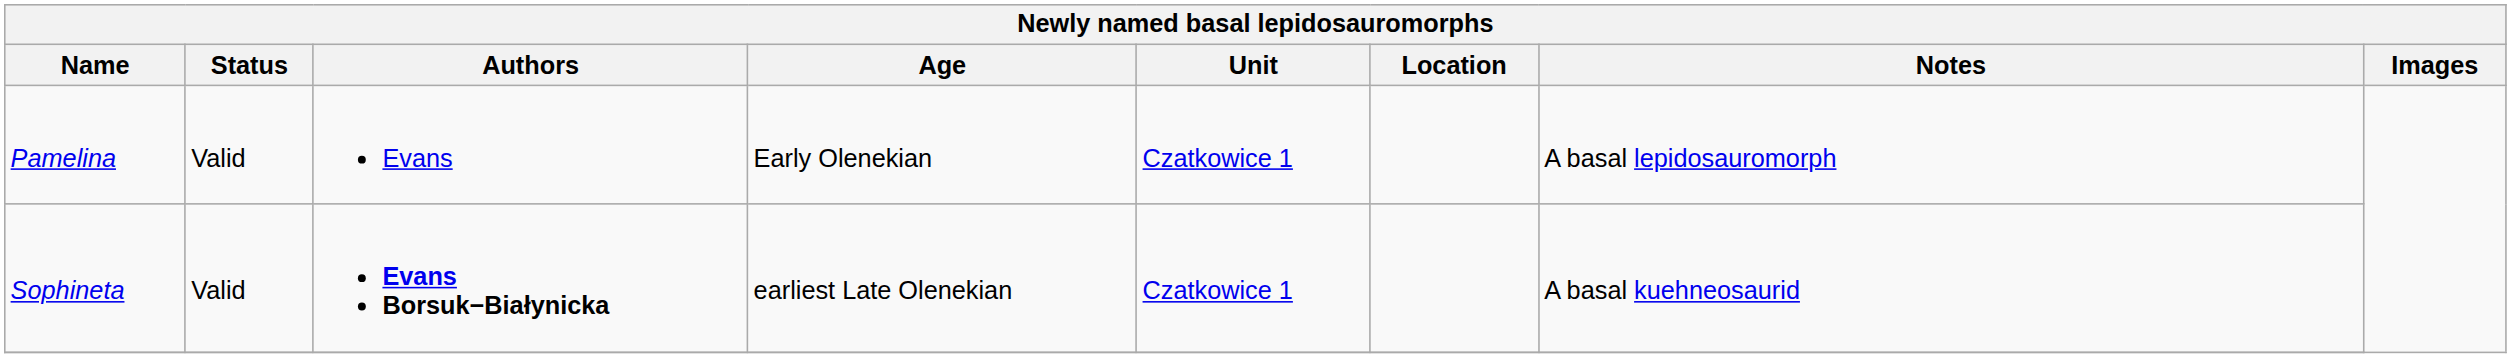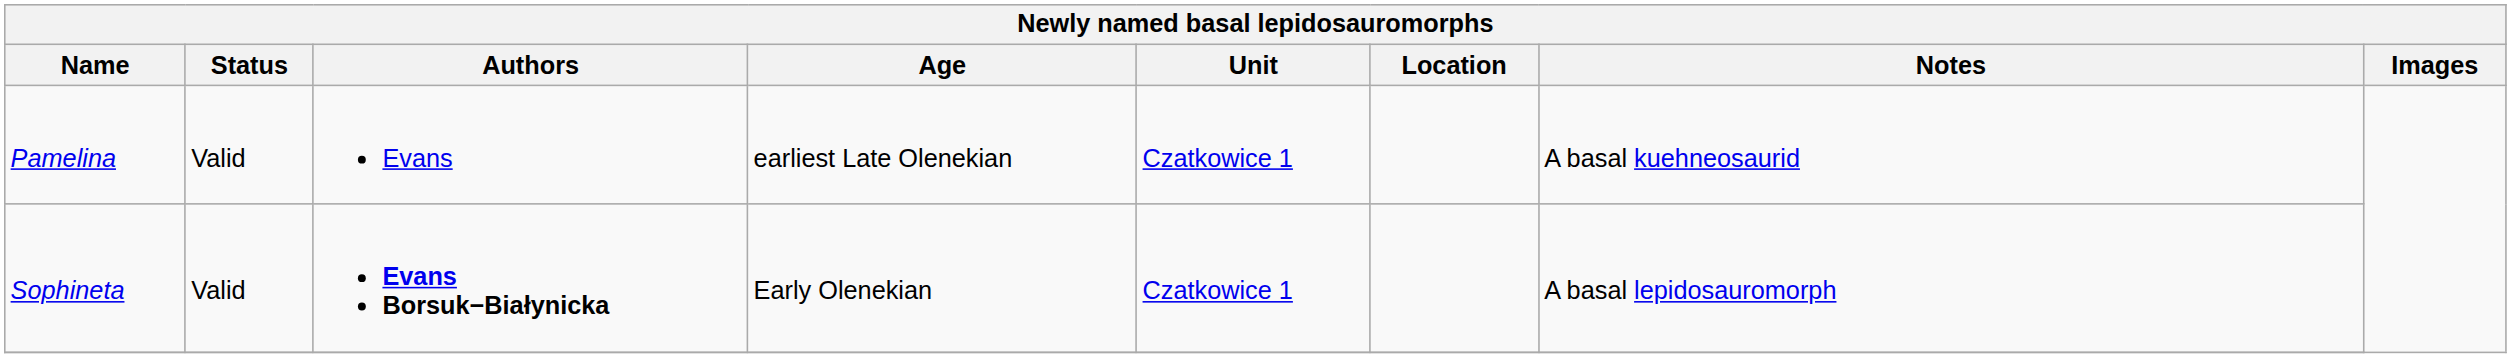(843, 158) Early Olenekian -> (883, 158) earliest Late Olenekian
(1690, 158) A basal lepidosauromorph -> (1672, 158) A basal kuehneosaurid
(883, 291) earliest Late Olenekian -> (843, 291) Early Olenekian
(1672, 291) A basal kuehneosaurid -> (1690, 291) A basal lepidosauromorph
